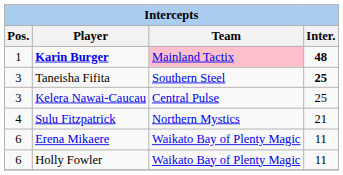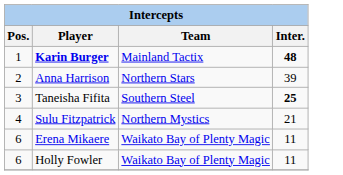(193, 56) pink background -> (162, 56) no background
+ row: (72, 77)
- row: (91, 98)
